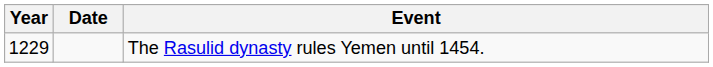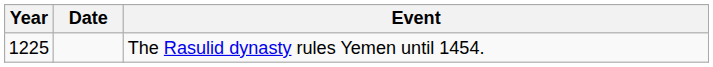(29, 47) 1229 -> (29, 47) 1225
